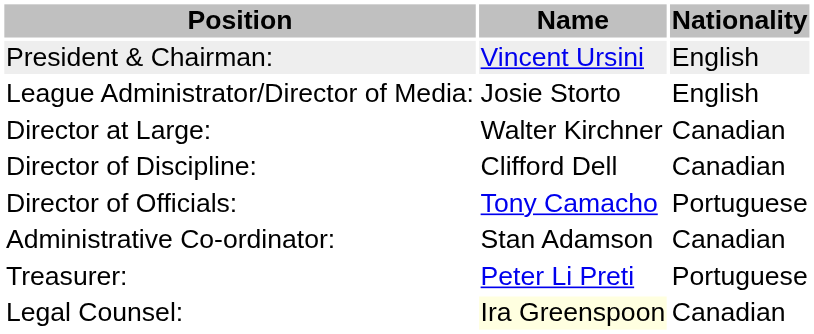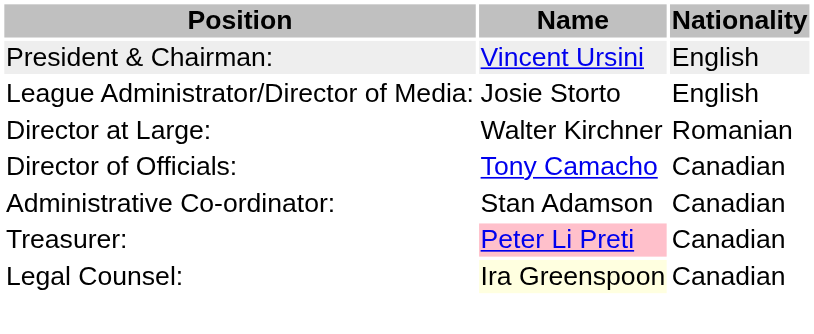(729, 130) Canadian -> (732, 130) Romanian
- row: (131, 166)
(740, 203) Portuguese -> (729, 166) Canadian
(557, 276) no background -> (557, 239) pink background
(740, 276) Portuguese -> (729, 239) Canadian
